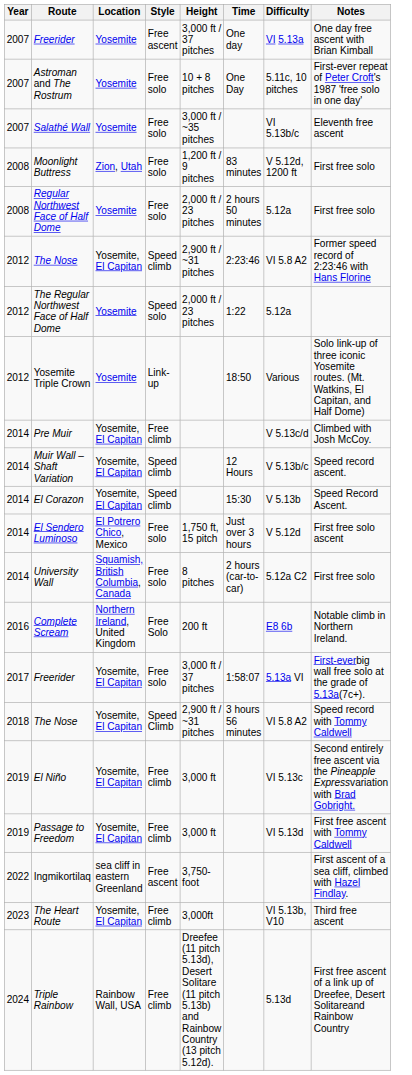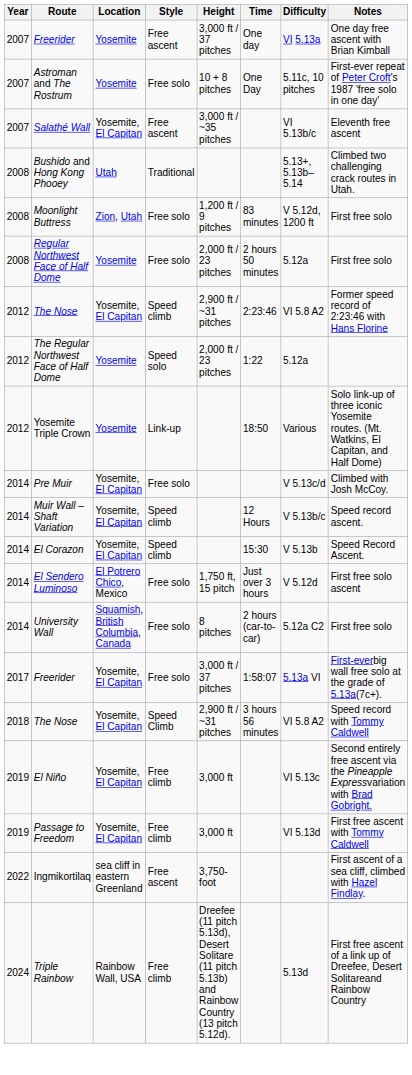(116, 128) Yosemite -> (119, 128) Yosemite, El Capitan
(158, 128) Free solo -> (163, 128) Free ascent
+ row: (18, 172)
(160, 434) Free climb -> (169, 484) Free solo
- row: (18, 627)
- row: (18, 916)
